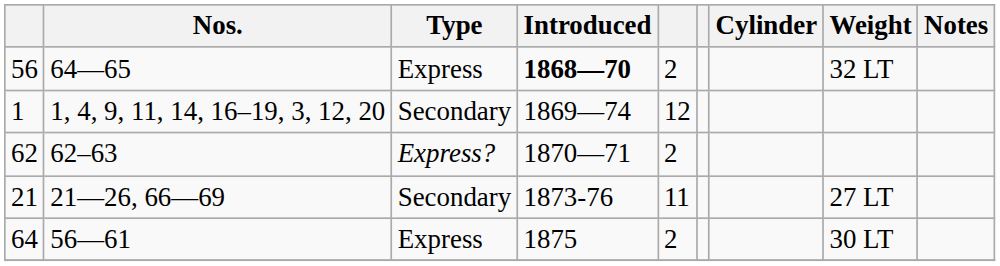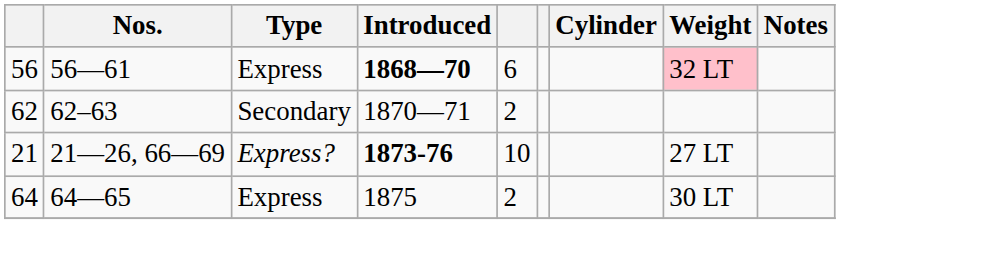(91, 68) 64—65 -> (91, 68) 56—61
(671, 68) 2 -> (510, 68) 6
(861, 68) no background -> (701, 68) pink background
- row: (18, 111)
(446, 153) Express? -> (294, 111) Secondary
(454, 196) Secondary -> (286, 153) Express?
(568, 196) normal -> (408, 153) bold
(677, 196) 11 -> (517, 153) 10
(91, 238) 56—61 -> (91, 196) 64—65
